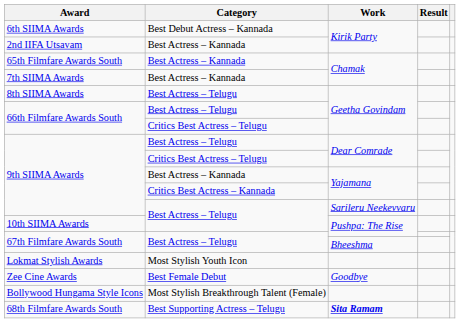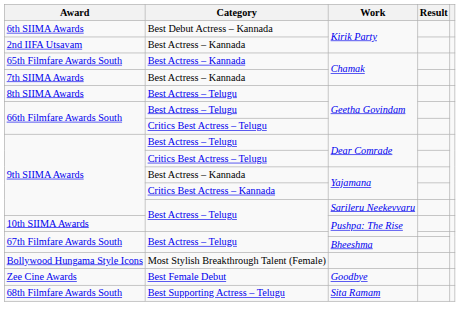- row: (55, 260)
rows swapped: (42, 277) <-> (75, 293)
(357, 309) bold -> (356, 293) normal
